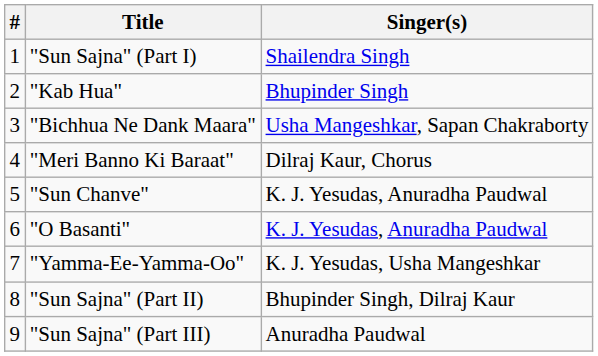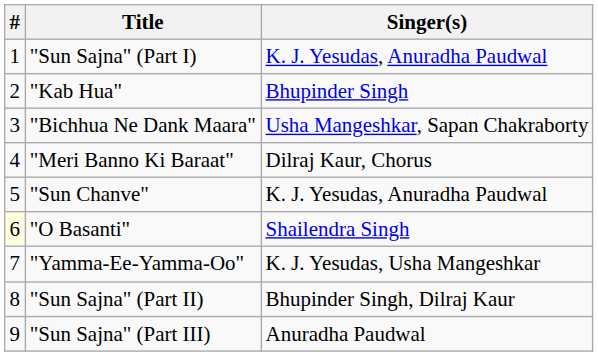(337, 56) Shailendra Singh -> (406, 56) K. J. Yesudas, Anuradha Paudwal
(15, 229) no background -> (15, 229) lightyellow background
(406, 229) K. J. Yesudas, Anuradha Paudwal -> (337, 229) Shailendra Singh
